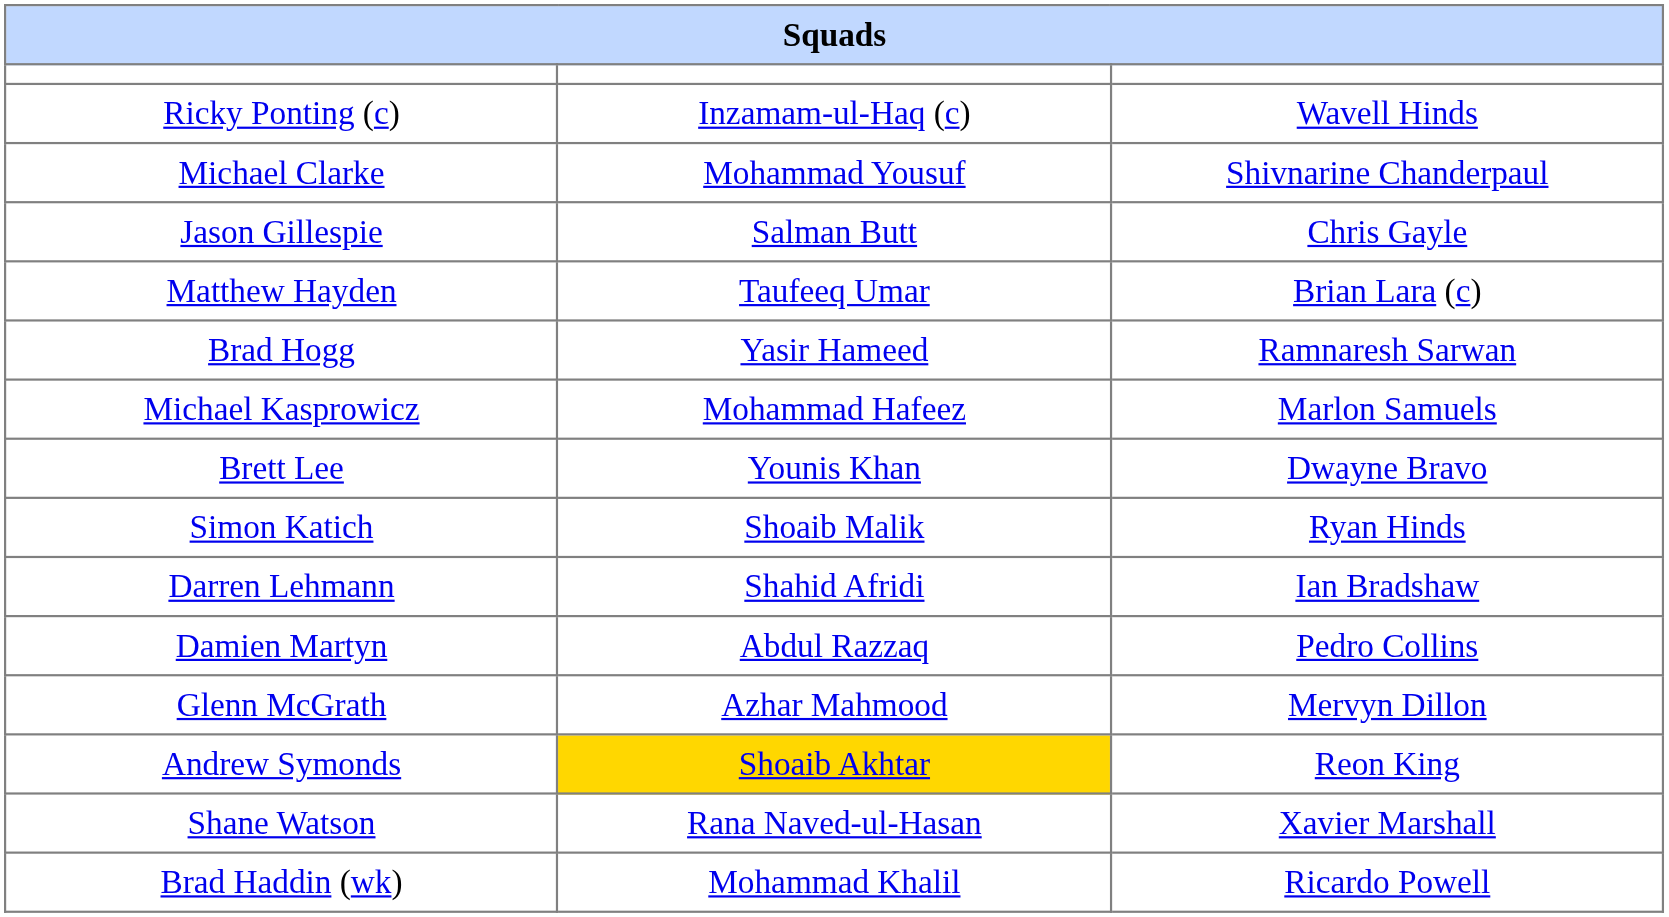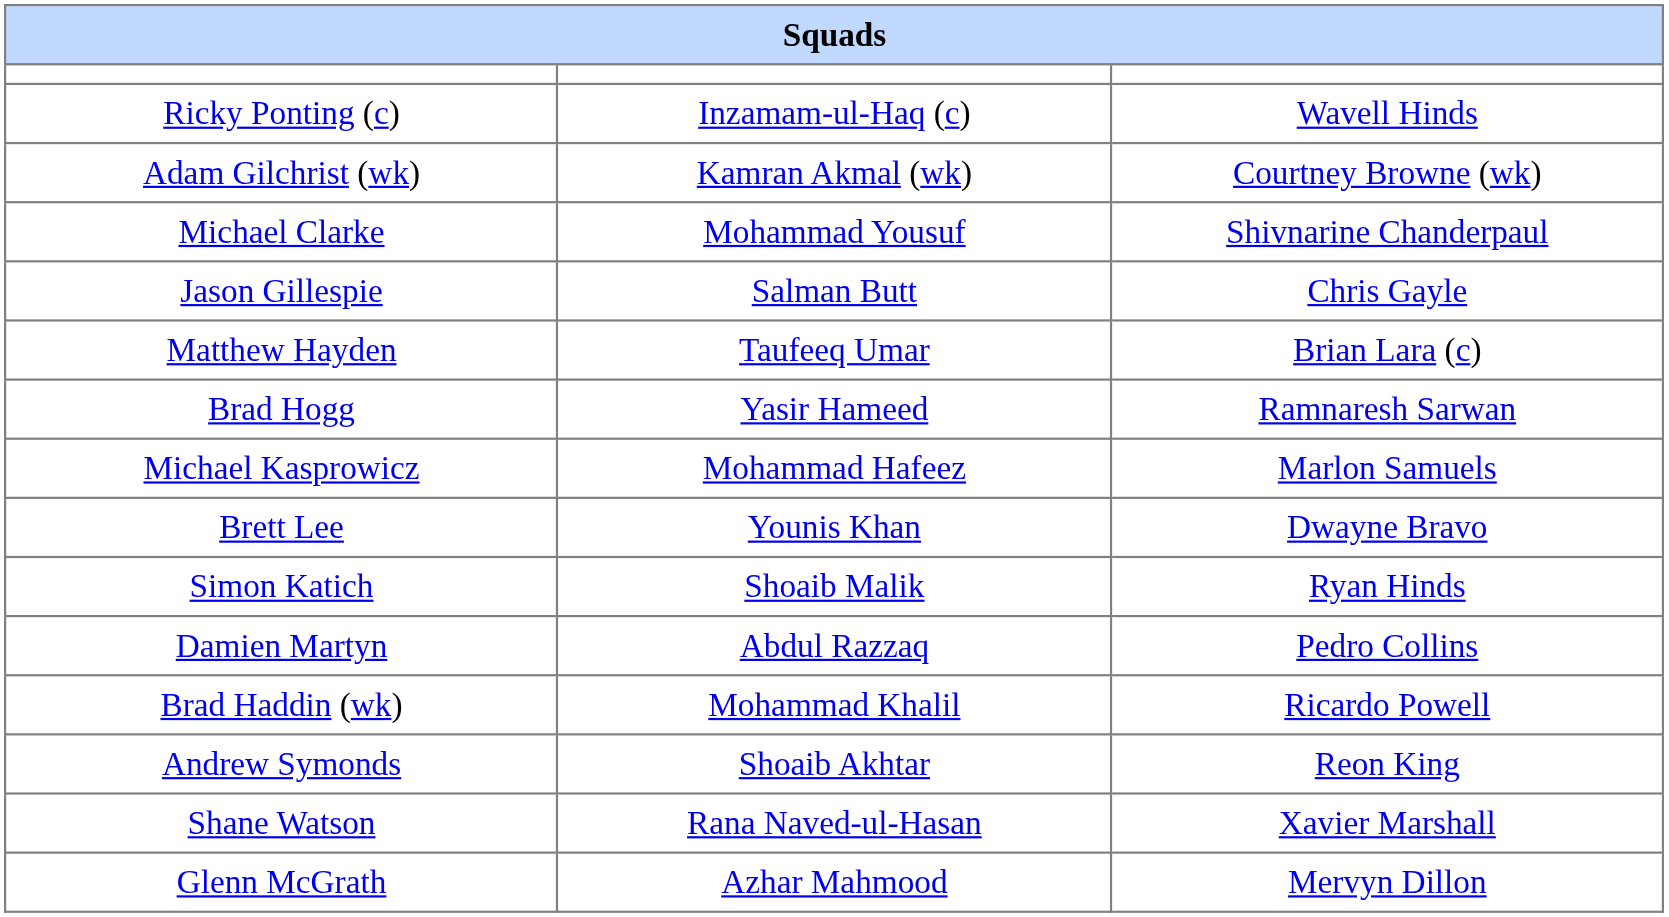+ row: (282, 172)
- row: (282, 585)
rows swapped: (282, 704) <-> (282, 881)
(834, 763) gold background -> (834, 763) no background
